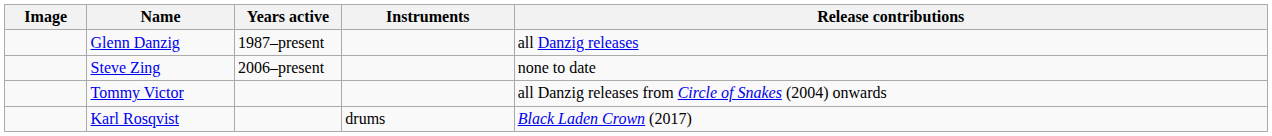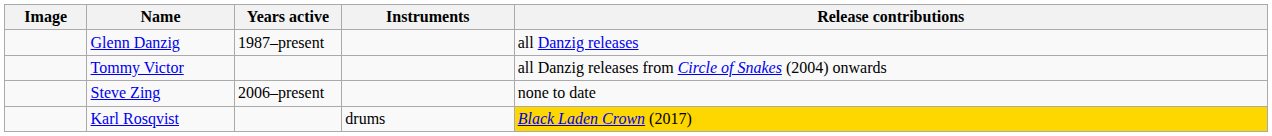rows swapped: (137, 93) <-> (125, 67)
(605, 118) no background -> (605, 118) gold background
